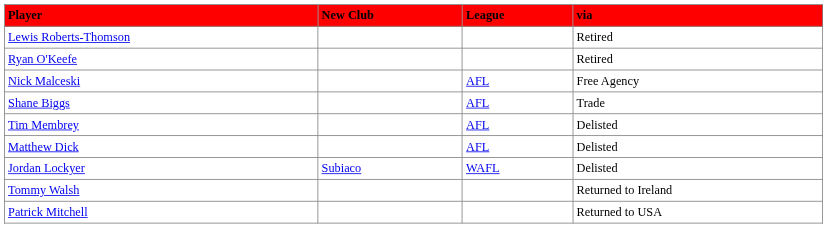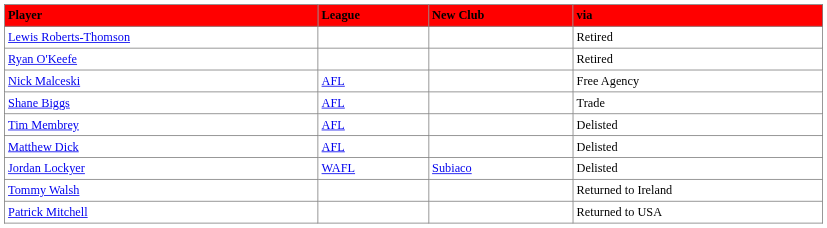columns swapped: (348, 15) <-> (485, 15)
